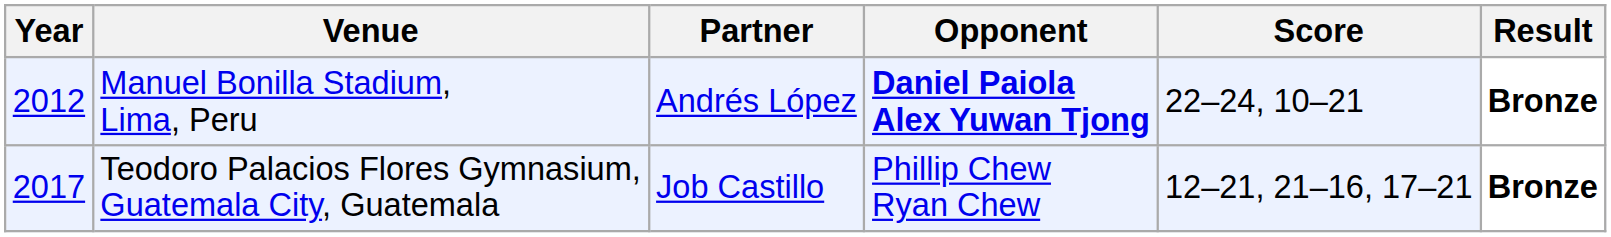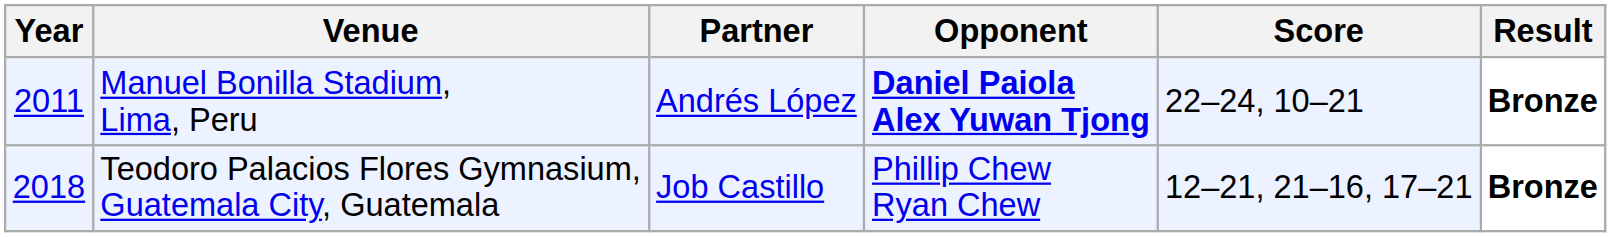(49, 101) 2012 -> (49, 101) 2011
(49, 188) 2017 -> (49, 188) 2018
